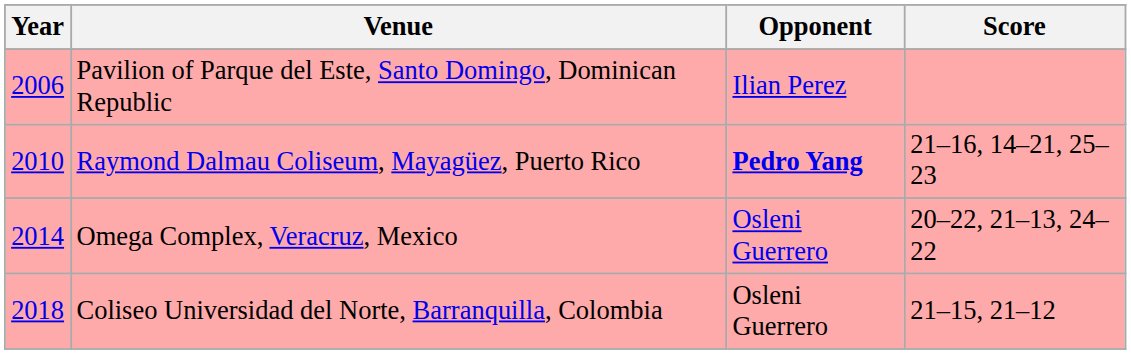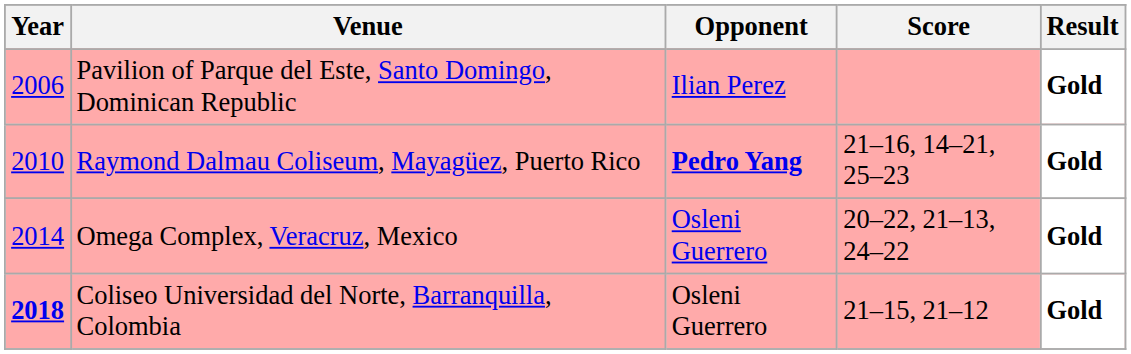+ column: (1082, 26)
(38, 311) normal -> (38, 311) bold
